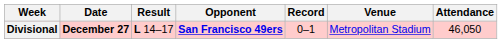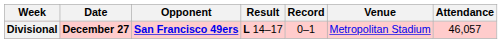columns swapped: (230, 13) <-> (154, 13)
(465, 30) 46,050 -> (465, 30) 46,057
